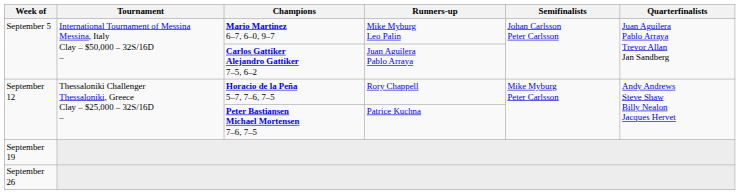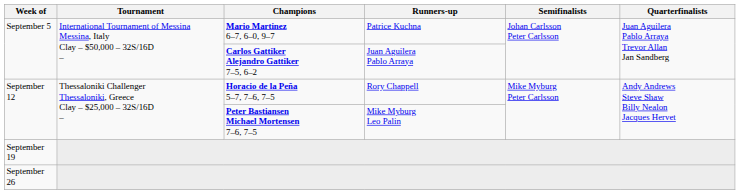(391, 31) Mike Myburg Leo Palin -> (394, 25) Patrice Kuchna
(394, 111) Patrice Kuchna -> (391, 116) Mike Myburg Leo Palin
